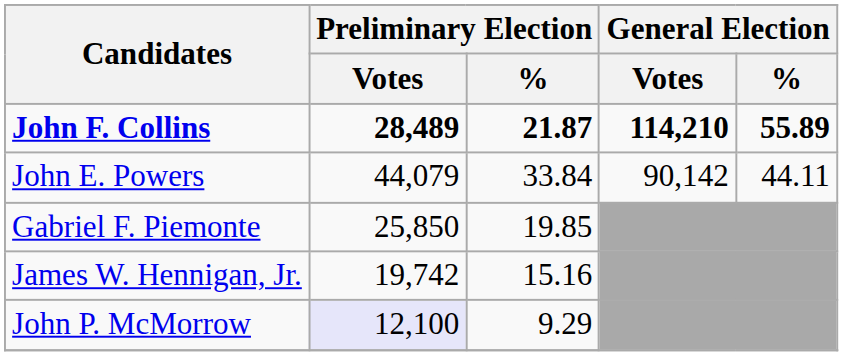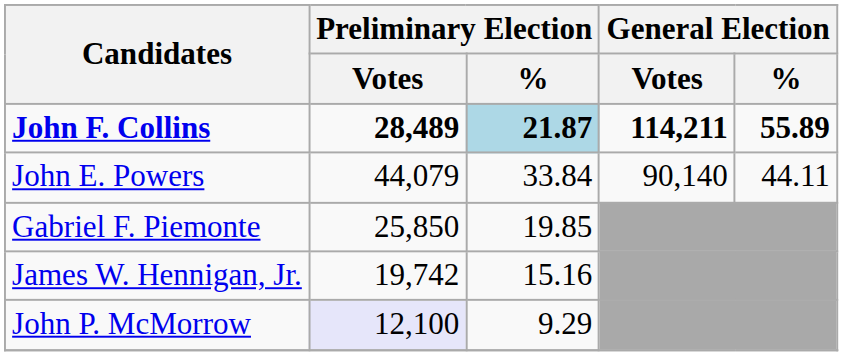(557, 127) no background -> (557, 127) lightblue background
(679, 127) 114,210 -> (679, 127) 114,211
(686, 176) 90,142 -> (685, 176) 90,140
